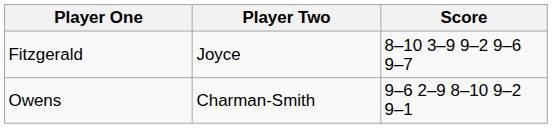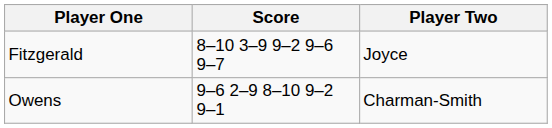columns swapped: (287, 17) <-> (464, 17)
